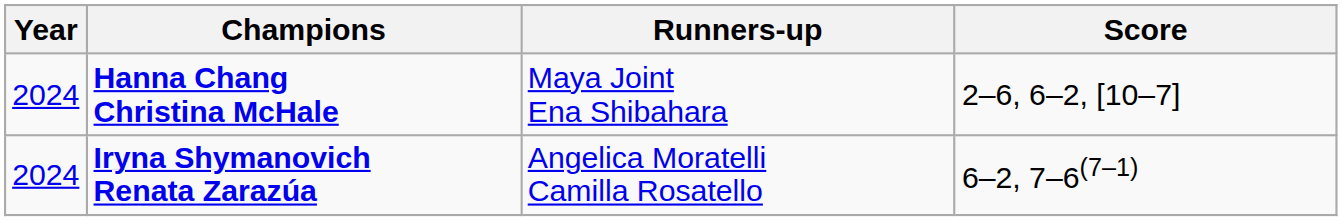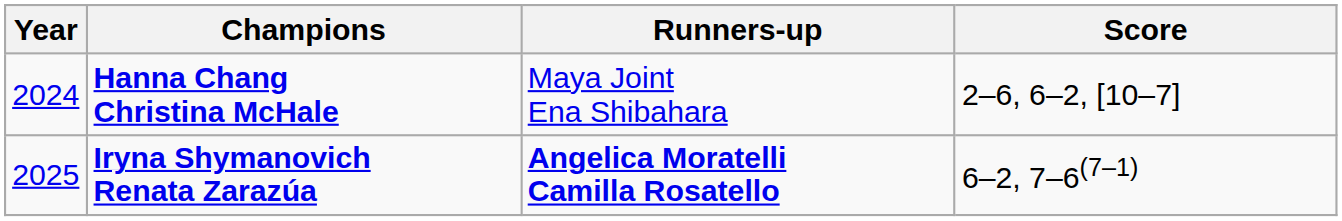(46, 175) 2024 -> (46, 175) 2025
(647, 175) normal -> (657, 175) bold
